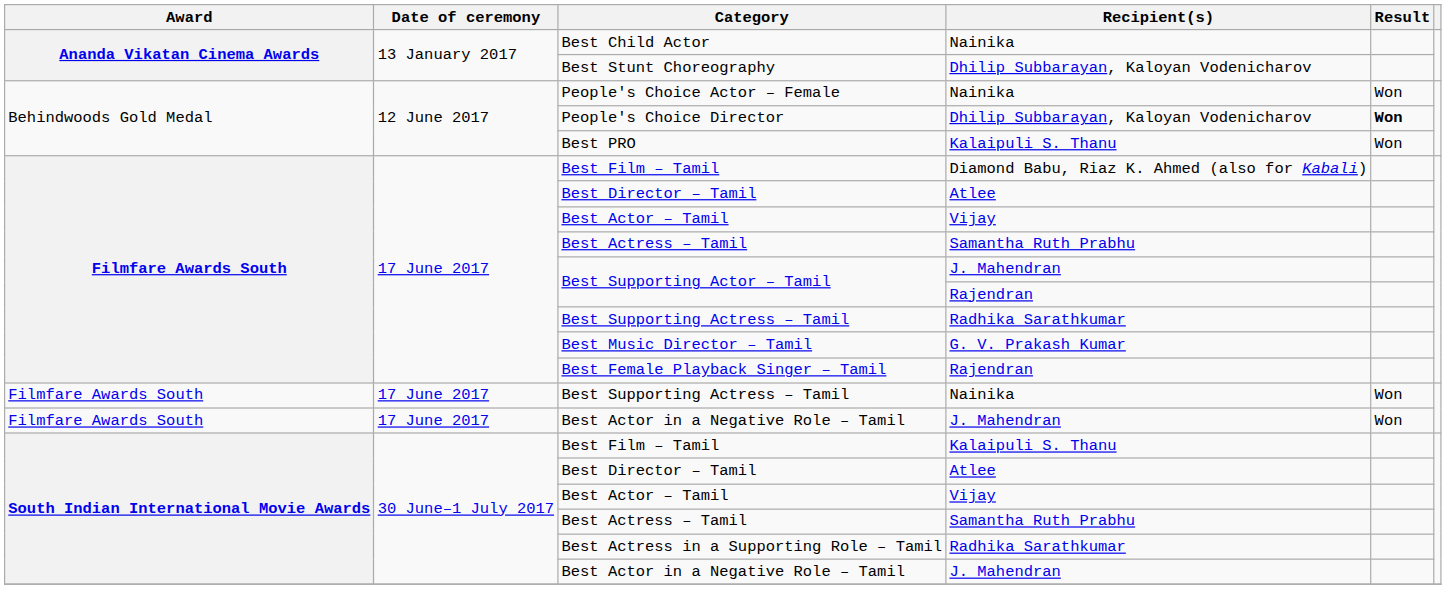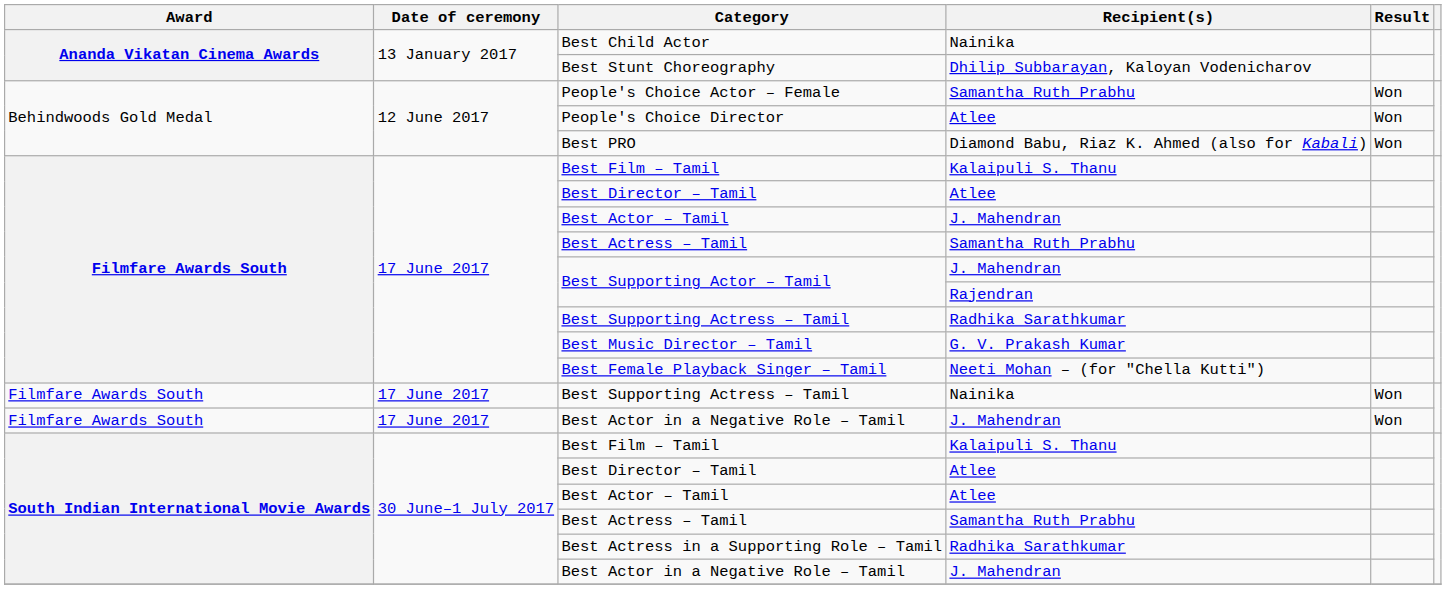(982, 93) Nainika -> (1042, 93) Samantha Ruth Prabhu
(1130, 118) Dhilip Subbarayan, Kaloyan Vodenicharov -> (973, 118) Atlee
(1389, 118) bold -> (1389, 118) normal
(1033, 143) Kalaipuli S. Thanu -> (1158, 143) Diamond Babu, Riaz K. Ahmed (also for Kabali)
(1158, 168) Diamond Babu, Riaz K. Ahmed (also for Kabali) -> (1033, 168) Kalaipuli S. Thanu
(973, 219) Vijay -> (1005, 219) J. Mahendran
(991, 370) Rajendran -> (1107, 370) Neeti Mohan – (for "Chella Kutti")
(973, 496) Vijay -> (973, 496) Atlee
